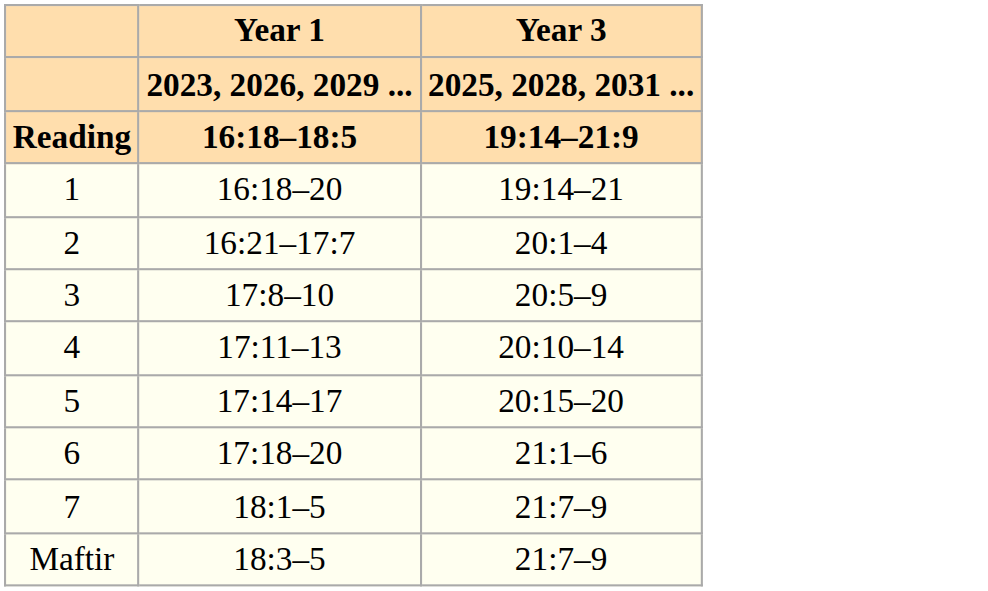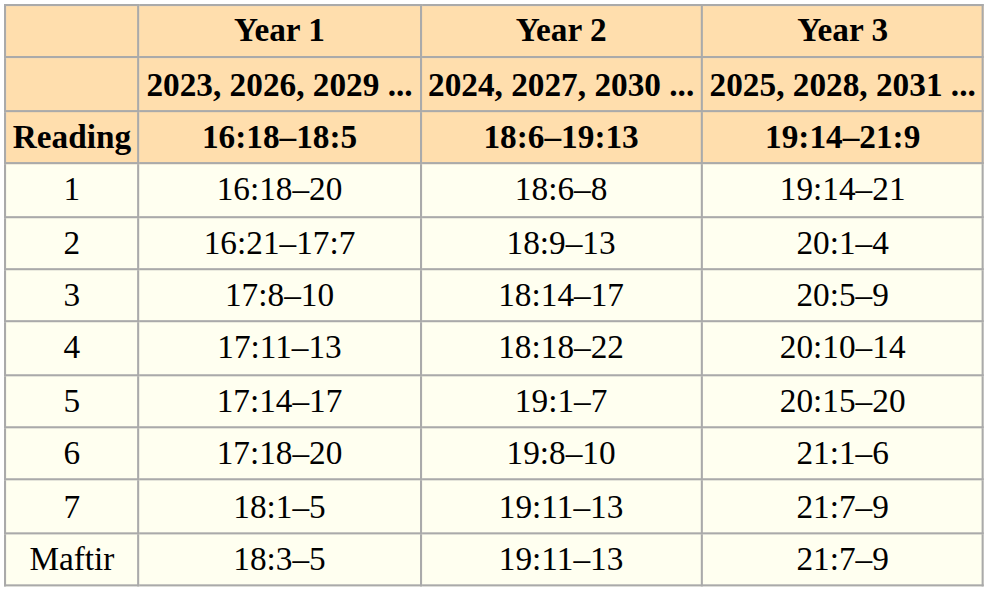+ column: (561, 136)
